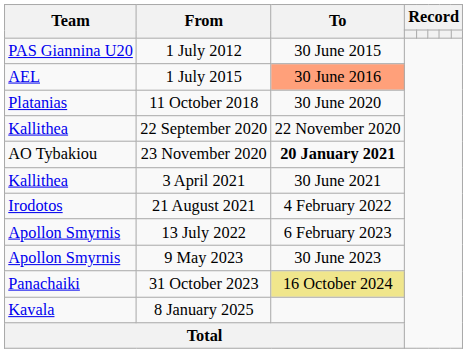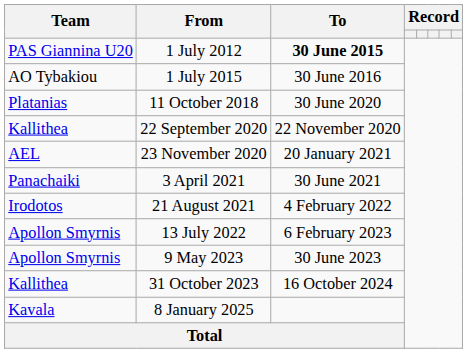(338, 50) normal -> (338, 50) bold
(24, 76) AEL -> (53, 76) AO Tybakiou
(338, 76) lightsalmon background -> (338, 76) no background
(53, 154) AO Tybakiou -> (24, 154) AEL
(338, 154) bold -> (338, 154) normal
(38, 180) Kallithea -> (44, 180) Panachaiki
(44, 283) Panachaiki -> (38, 283) Kallithea
(338, 283) khaki background -> (338, 283) no background
